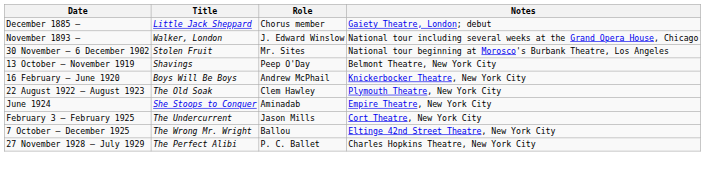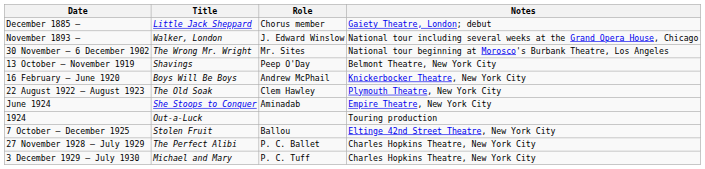(183, 51) Stolen Fruit -> (202, 51) The Wrong Mr. Wright
+ row: (16, 118)
- row: (70, 118)
(202, 131) The Wrong Mr. Wright -> (183, 131) Stolen Fruit
+ row: (73, 158)
